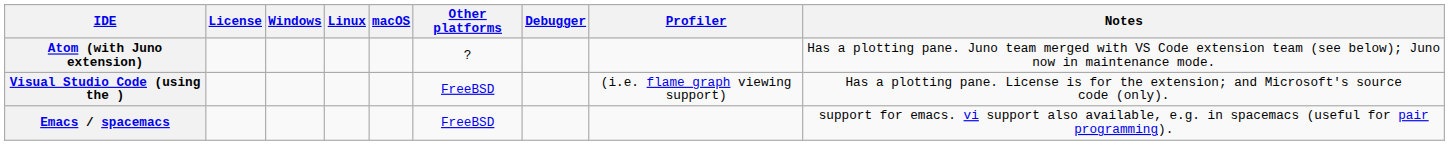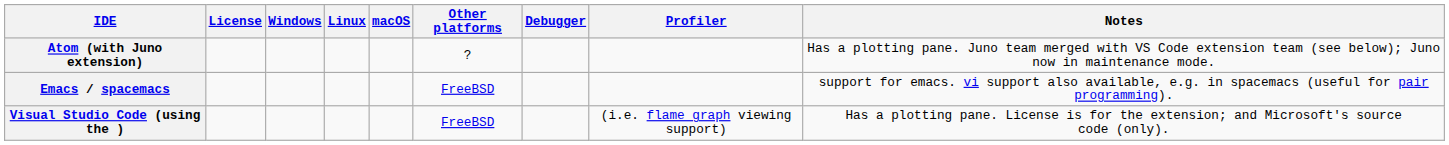rows swapped: (105, 123) <-> (105, 89)
